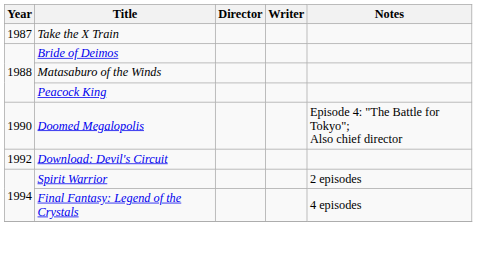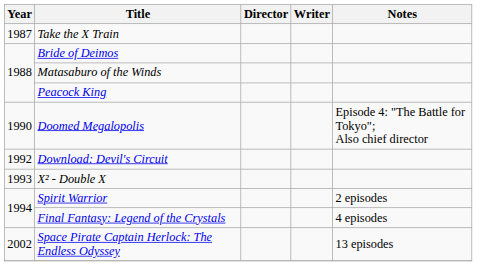+ row: (72, 178)
+ row: (125, 244)
